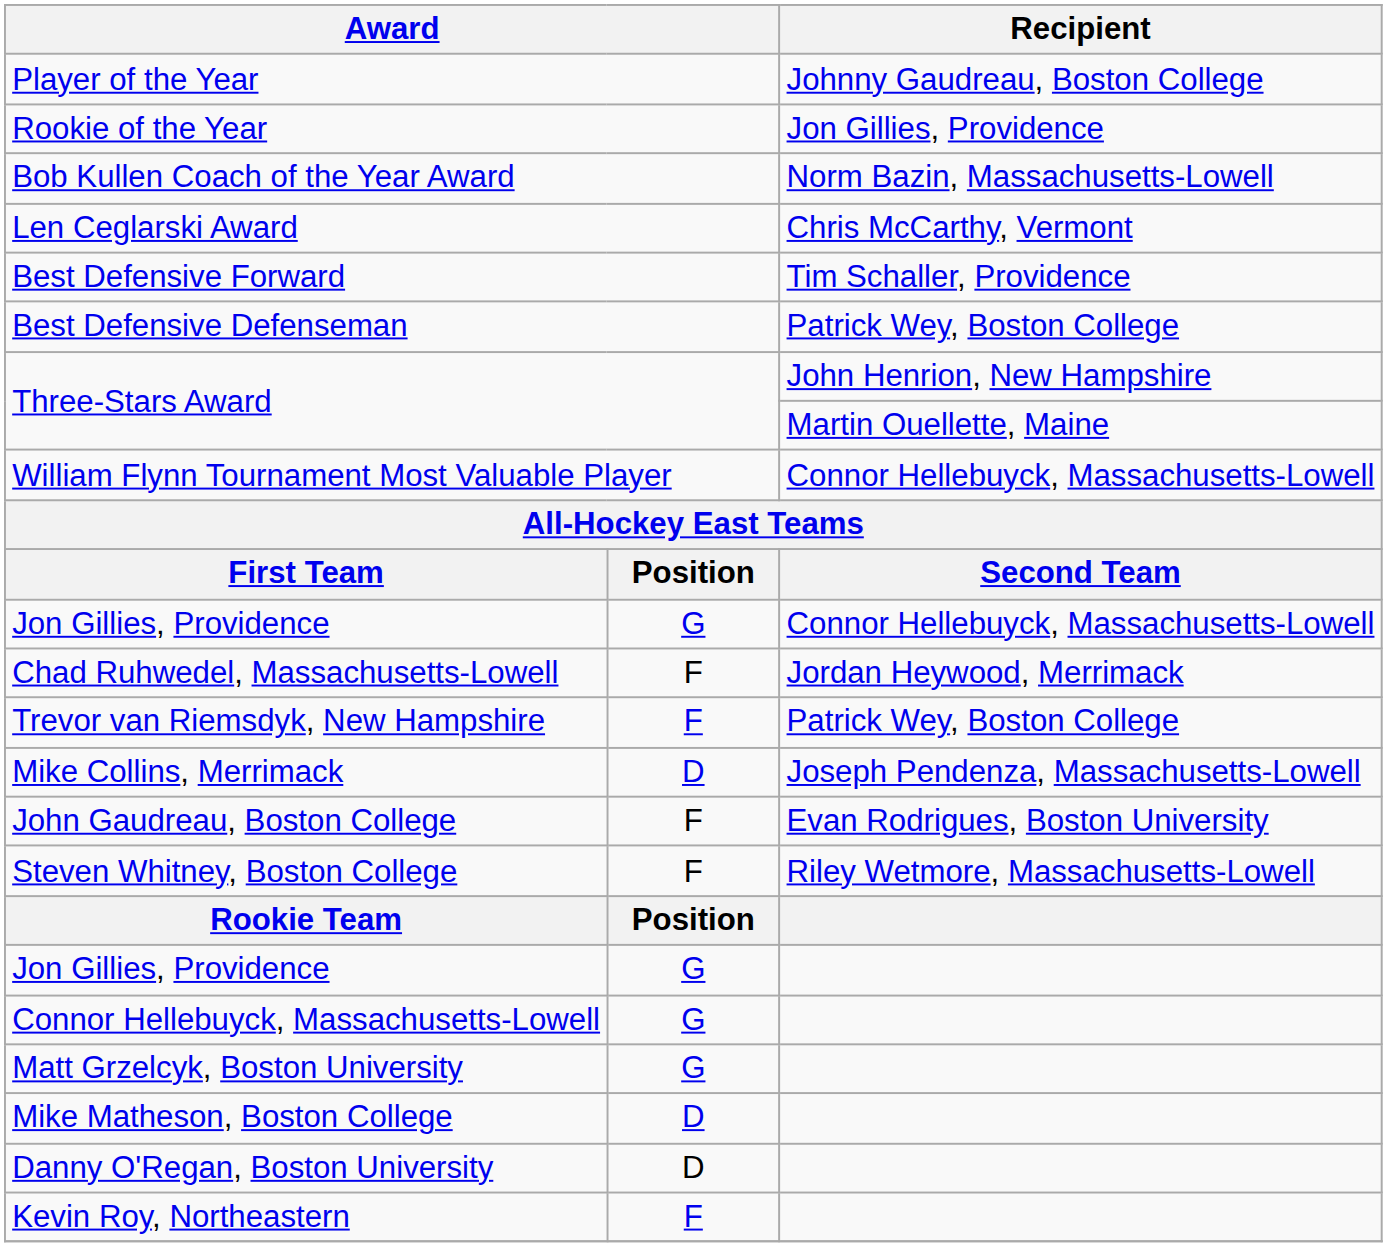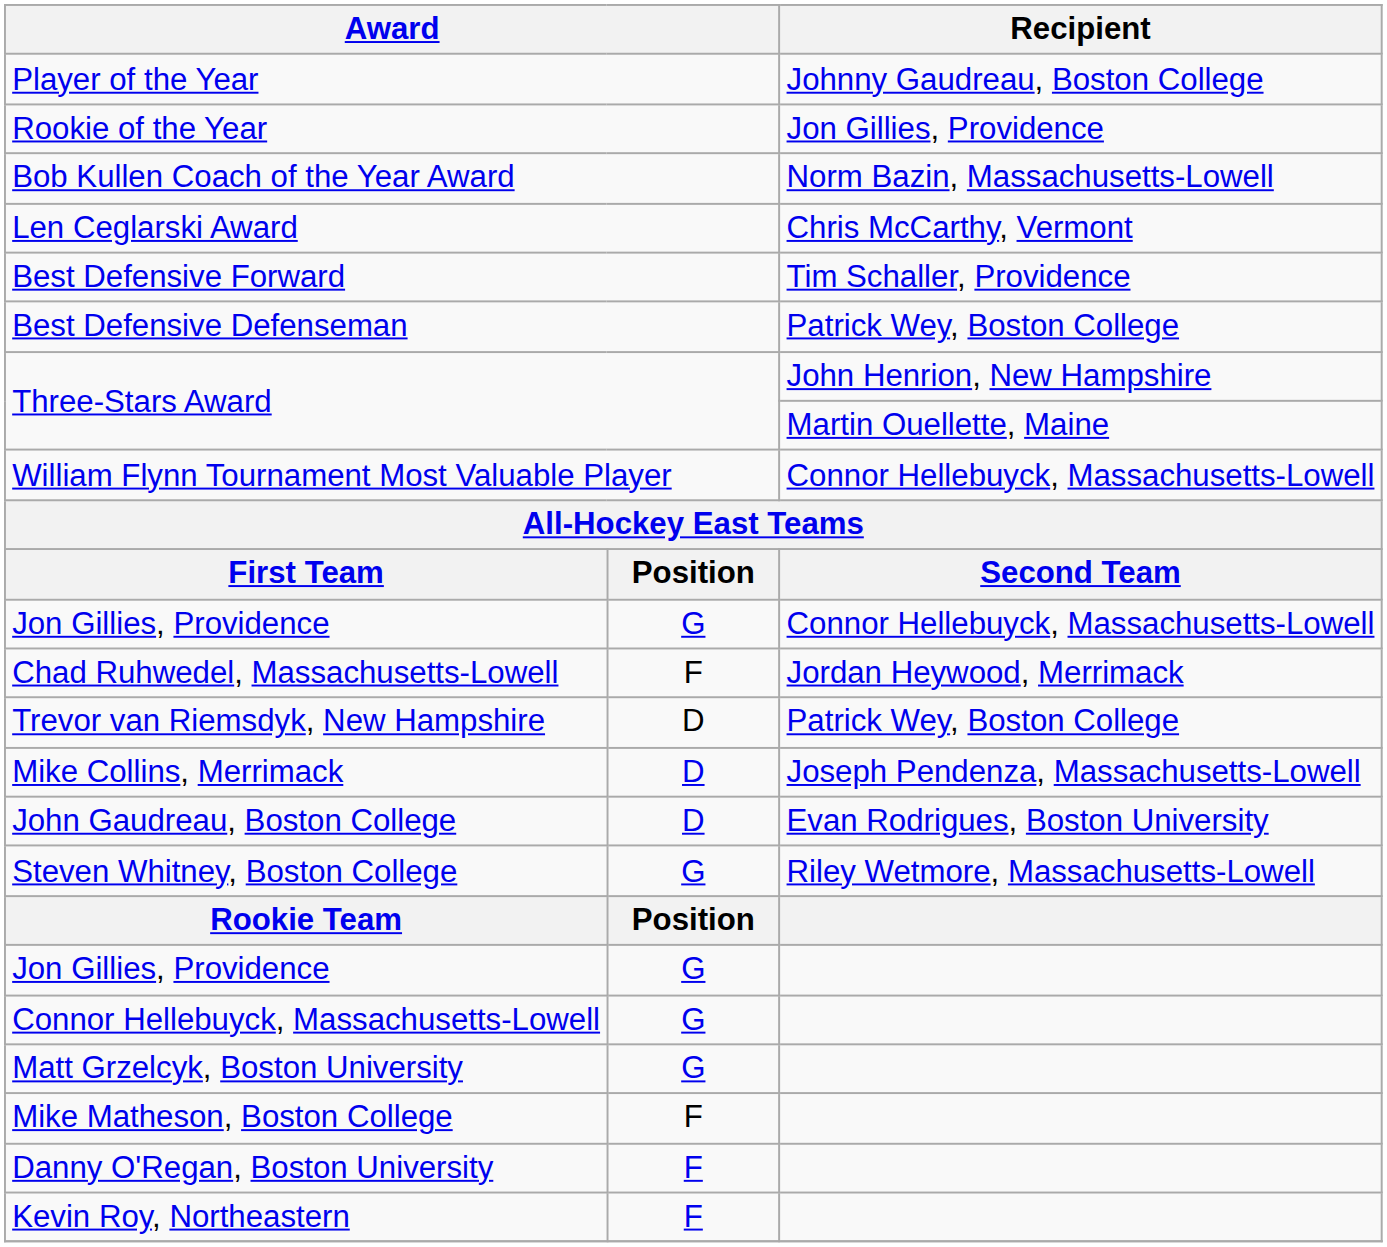(693, 721) F -> (693, 721) D
(693, 820) F -> (693, 820) D
(693, 870) F -> (693, 870) G
(693, 1117) D -> (693, 1117) F
(693, 1167) D -> (693, 1167) F
